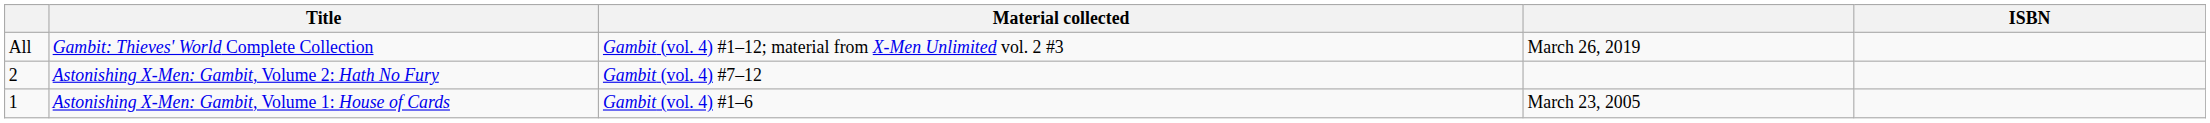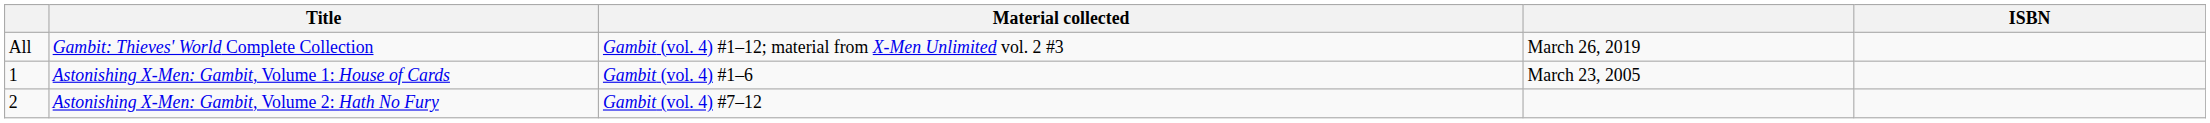rows swapped: (251, 103) <-> (246, 74)
